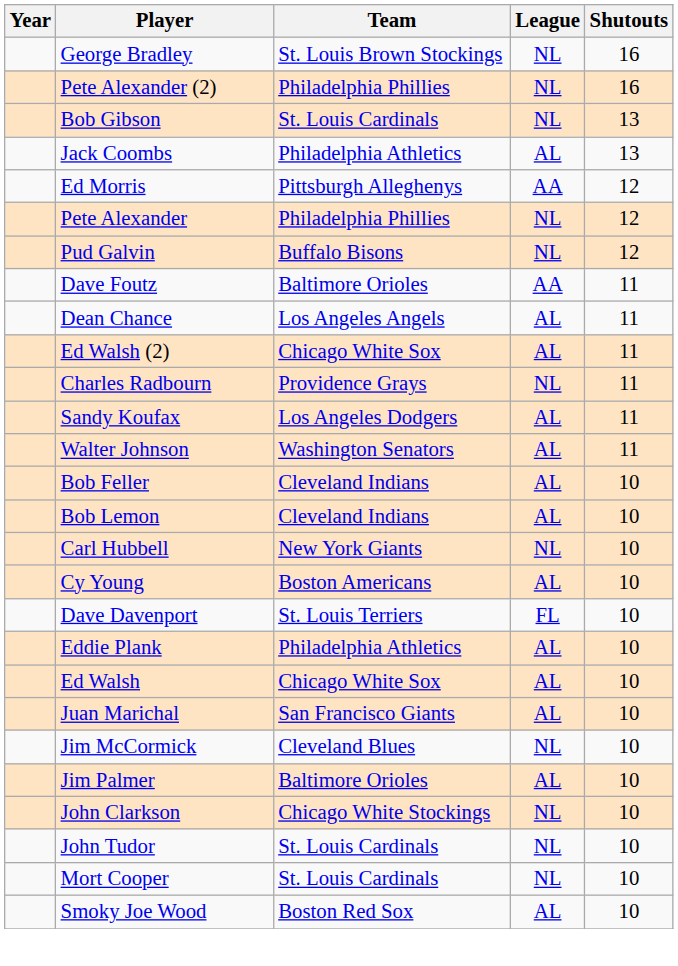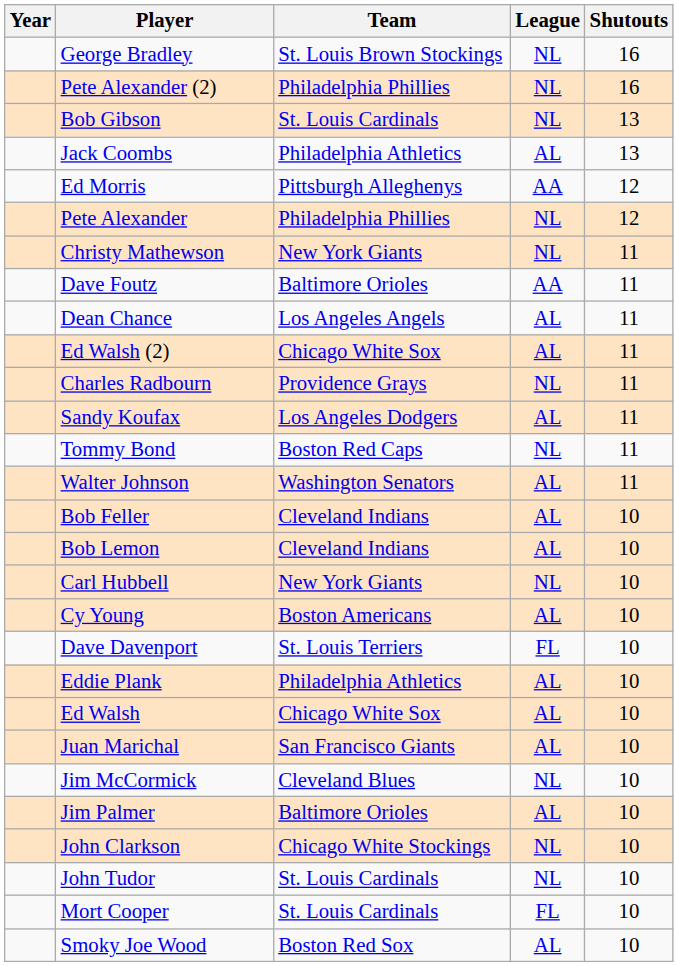- row: (108, 251)
+ row: (142, 251)
+ row: (118, 449)
(548, 878) NL -> (548, 911) FL
